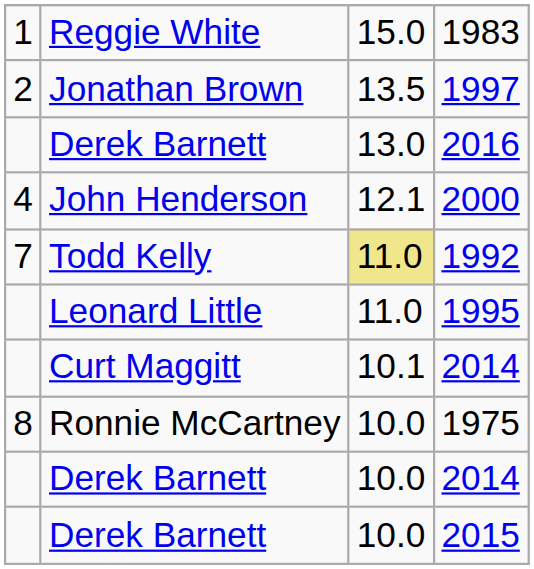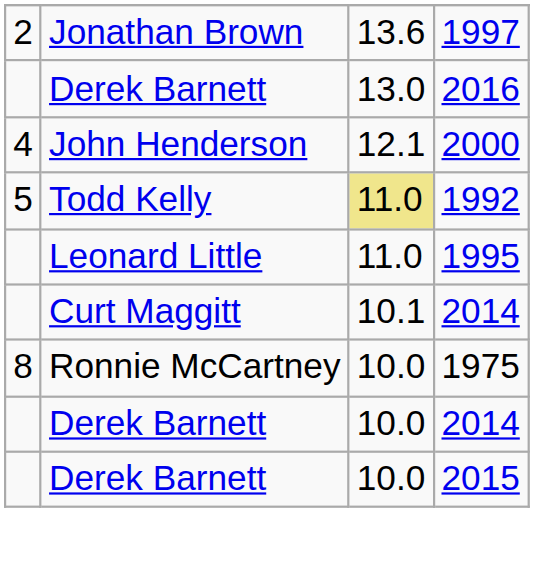- row: (155, 32)
(391, 88) 13.5 -> (391, 32) 13.6
(23, 255) 7 -> (23, 199) 5
